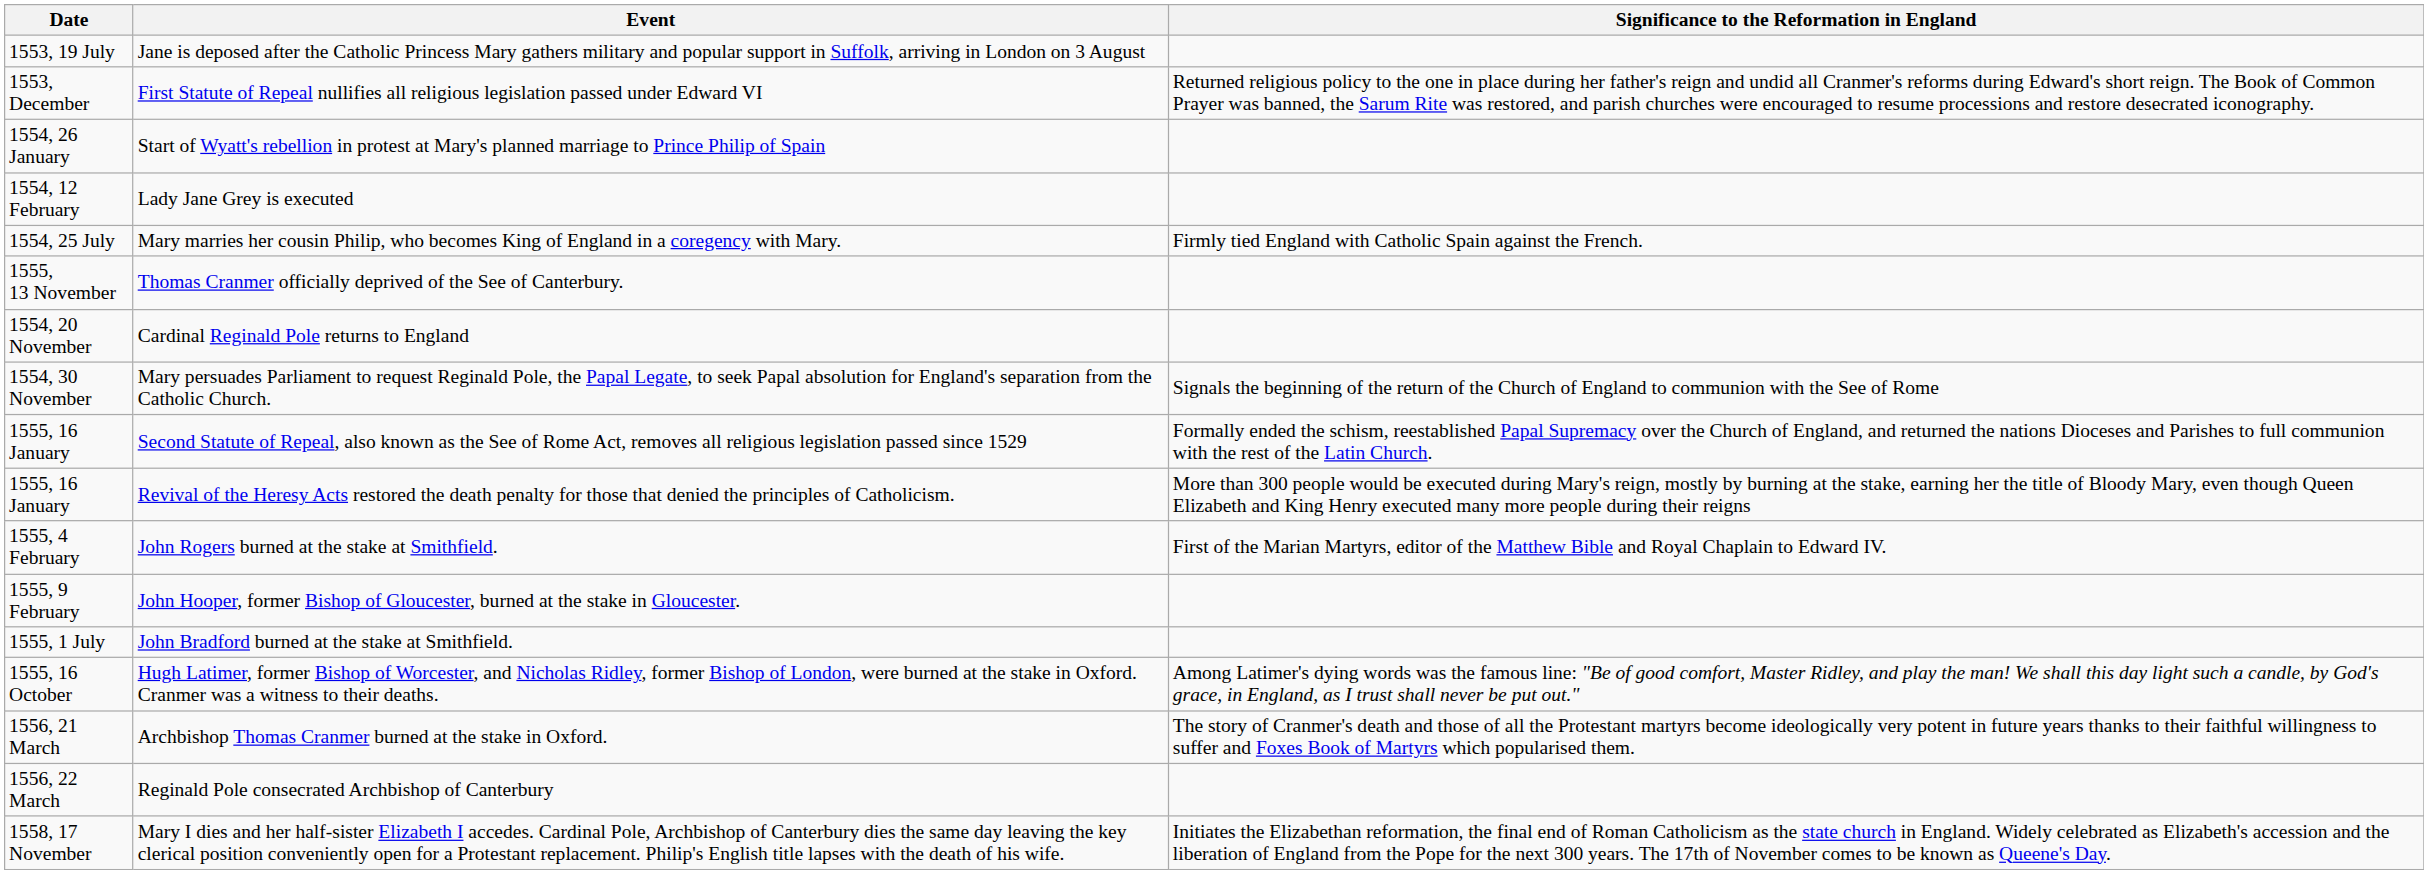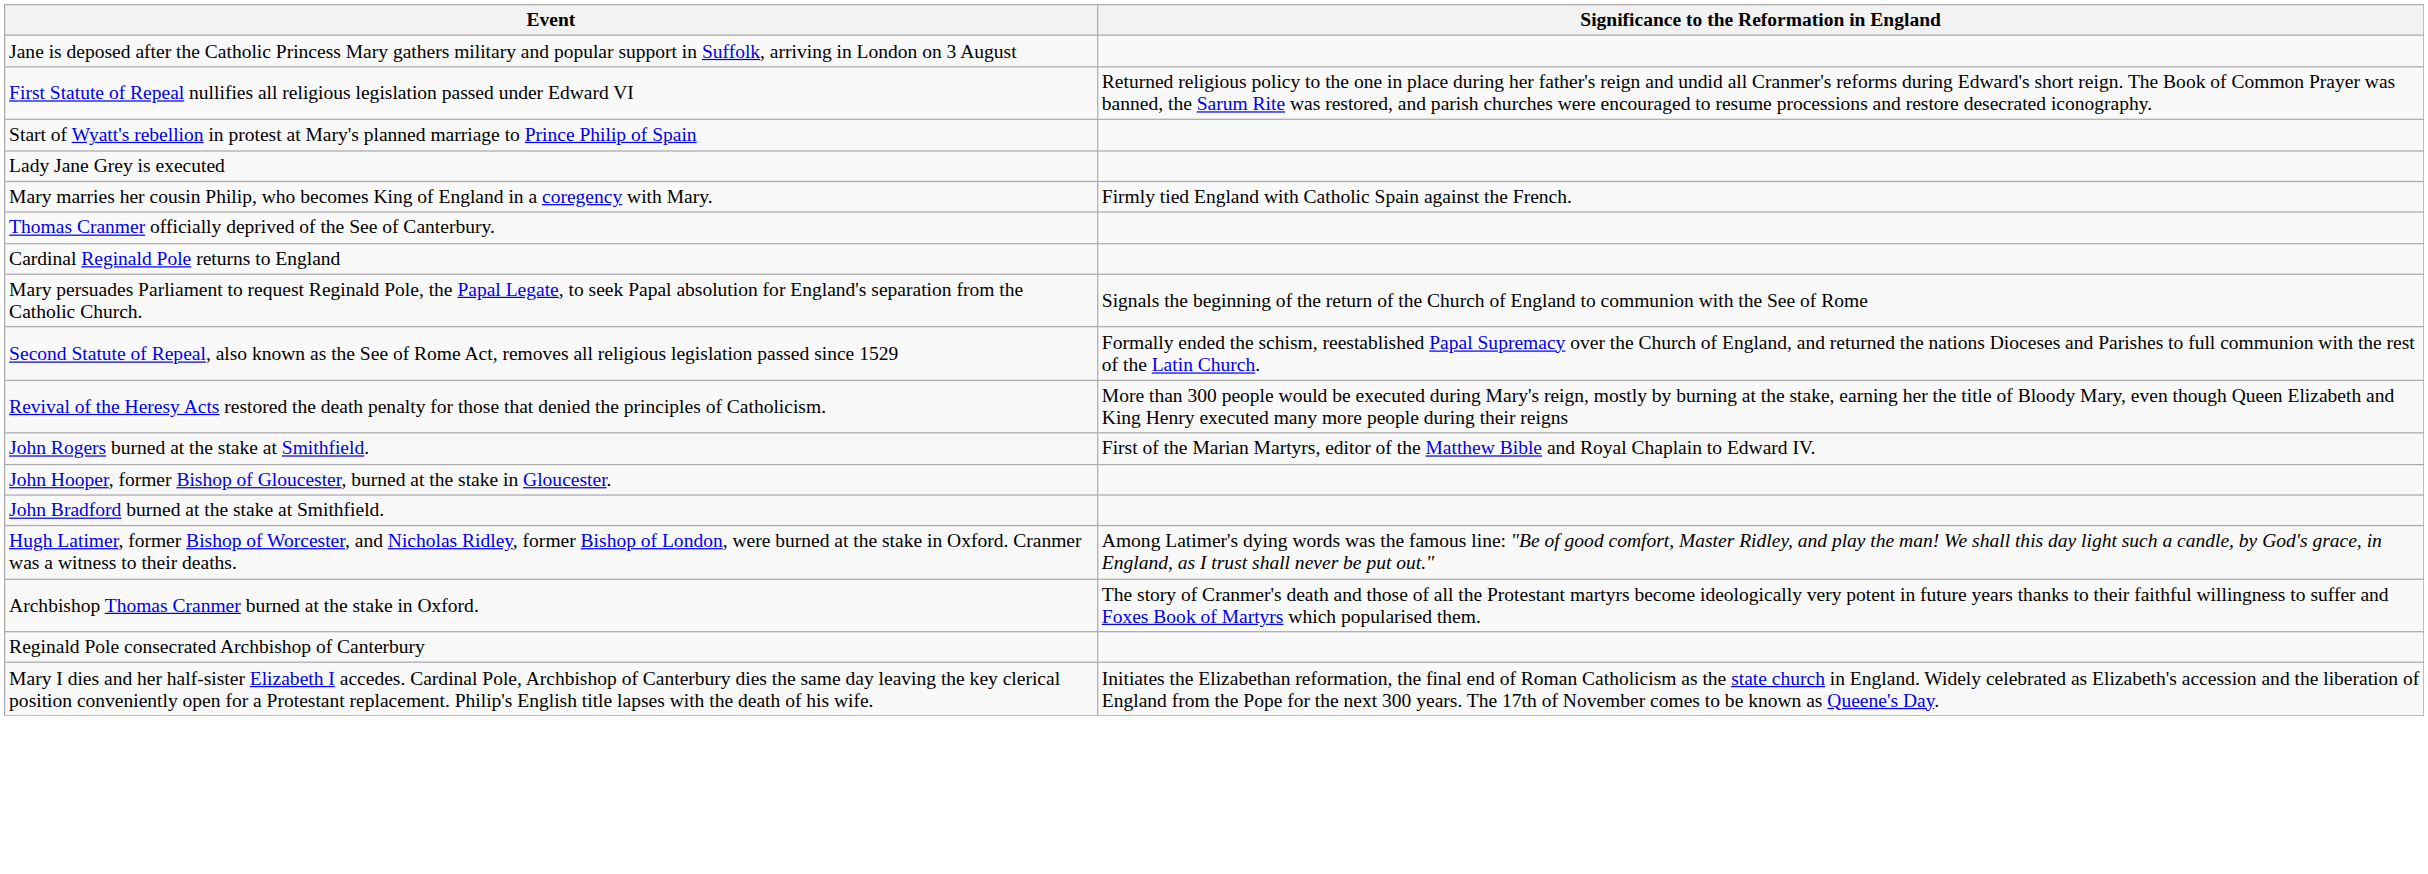- column: (69, 19)
